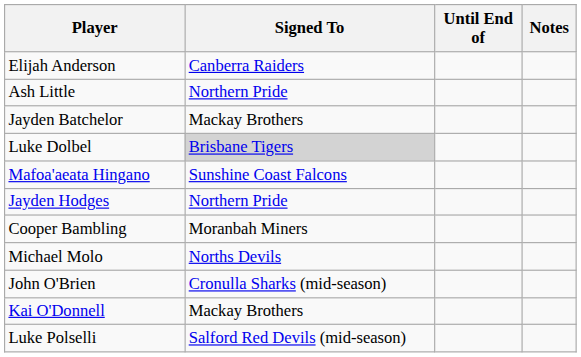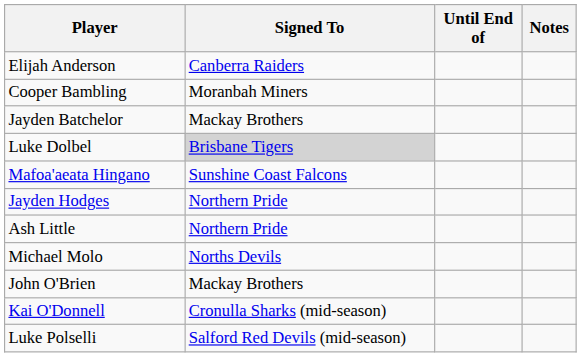rows swapped: (68, 229) <-> (42, 92)
(288, 283) Cronulla Sharks (mid-season) -> (246, 283) Mackay Brothers
(246, 311) Mackay Brothers -> (288, 311) Cronulla Sharks (mid-season)
